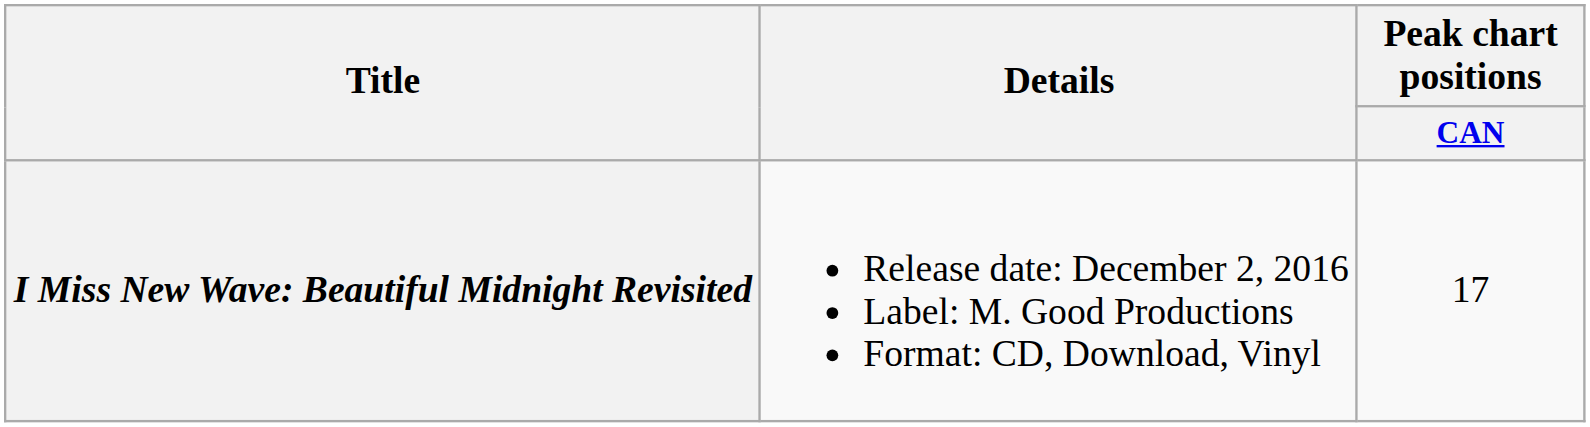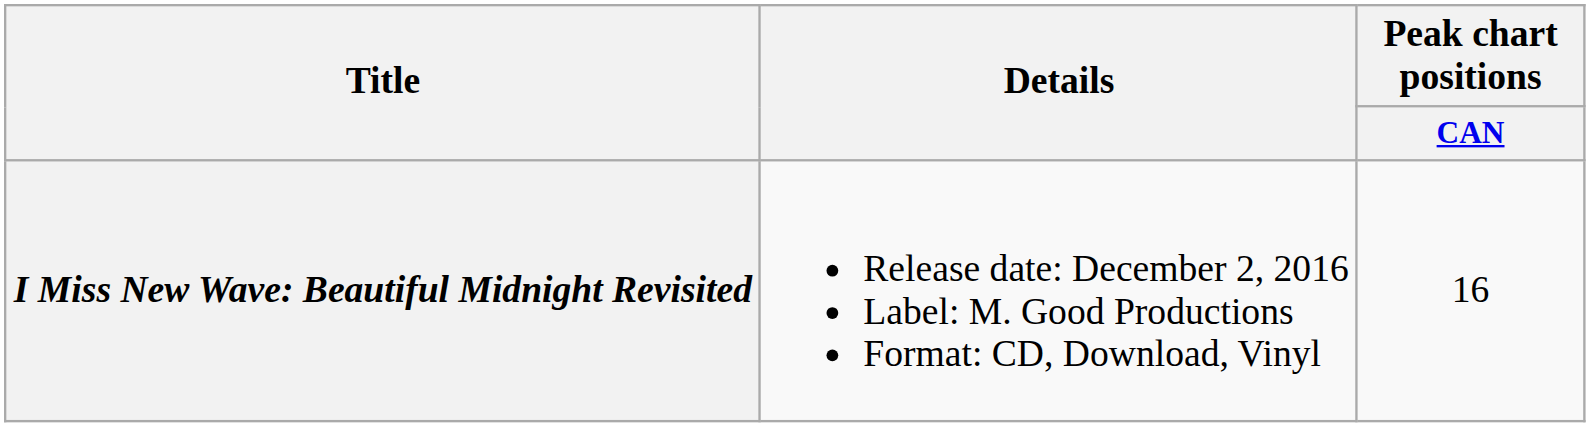(1471, 289) 17 -> (1471, 289) 16
